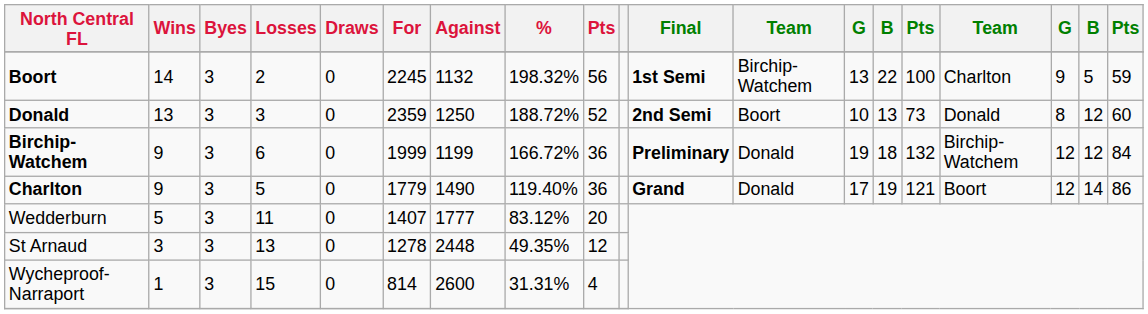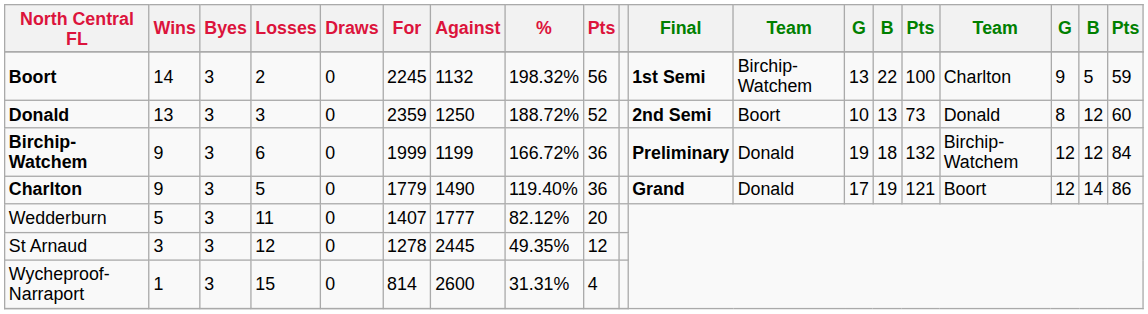(539, 218) 83.12% -> (539, 218) 82.12%
(265, 246) 13 -> (265, 246) 12
(455, 246) 2448 -> (455, 246) 2445
